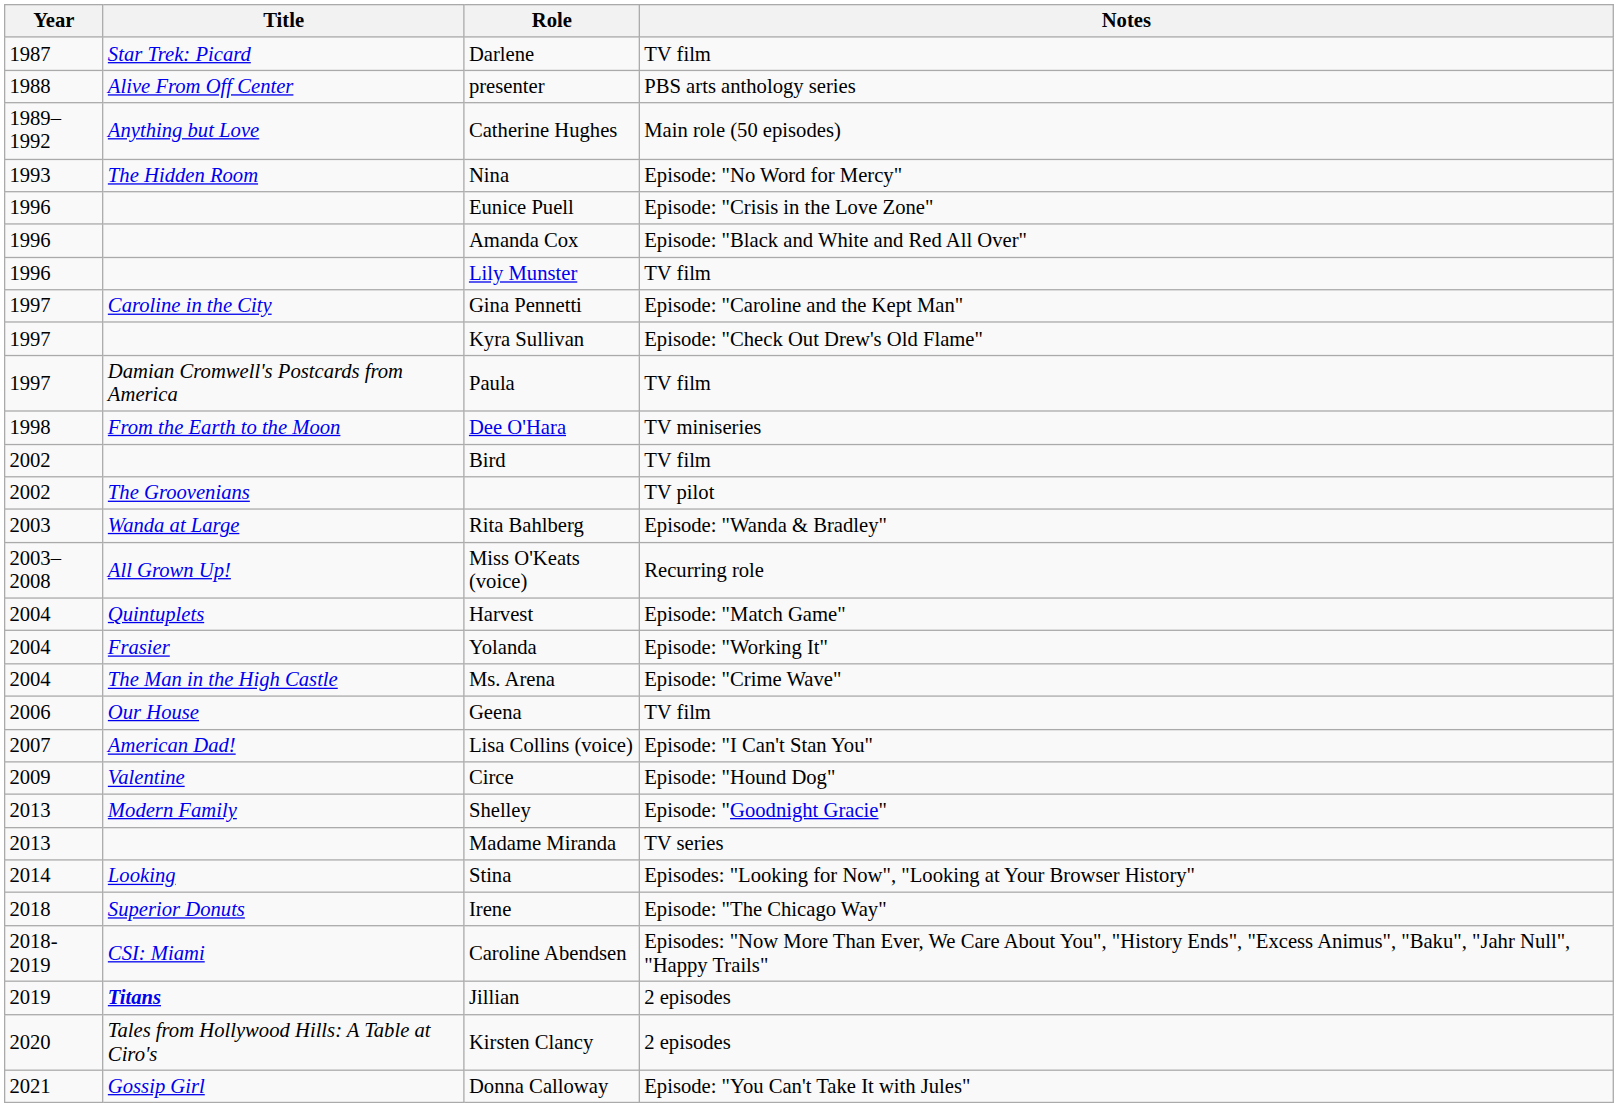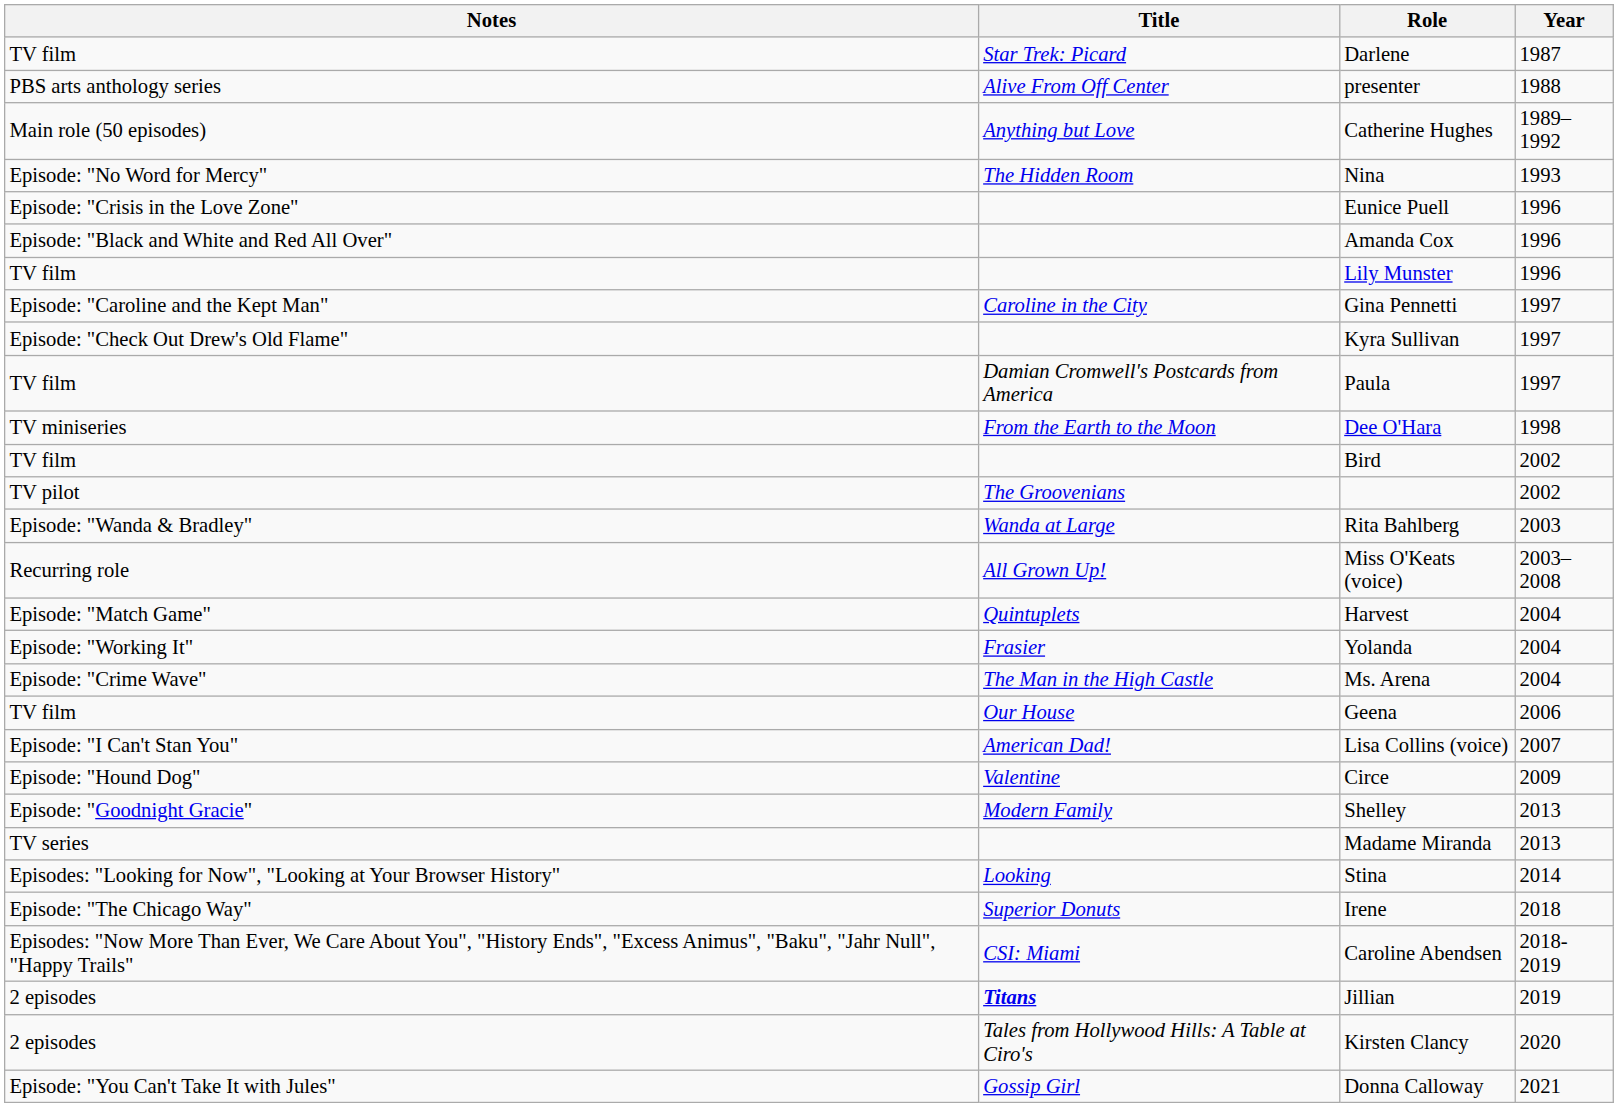columns swapped: (54, 20) <-> (1126, 20)
